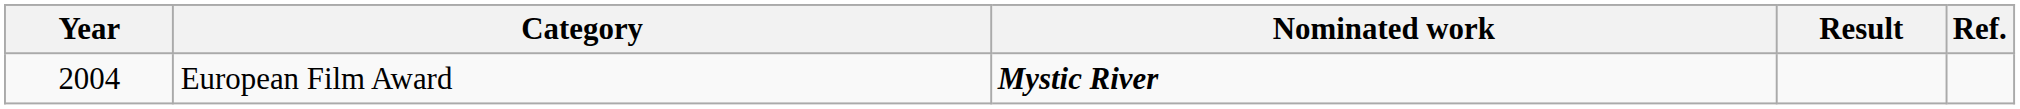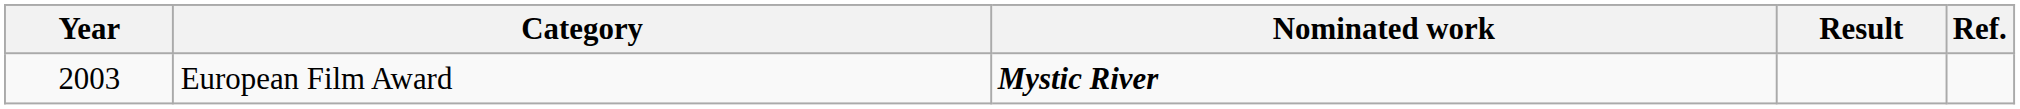(89, 77) 2004 -> (89, 77) 2003
